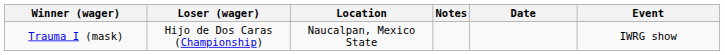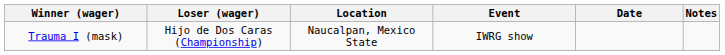columns swapped: (648, 13) <-> (451, 13)
